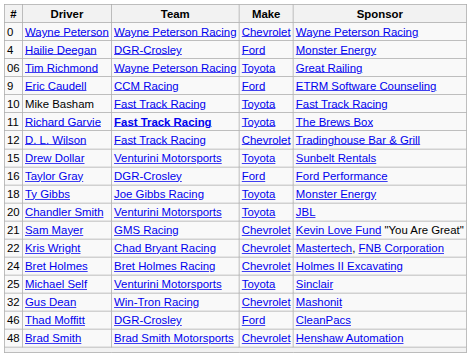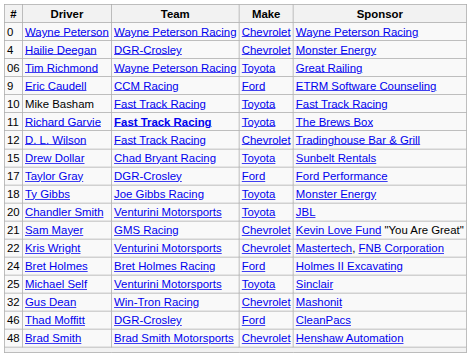(254, 50) Ford -> (266, 50) Chevrolet
(168, 158) Venturini Motorsports -> (165, 158) Chad Bryant Racing
(13, 176) 16 -> (13, 176) 17
(165, 248) Chad Bryant Racing -> (168, 248) Venturini Motorsports
(266, 266) Chevrolet -> (254, 266) Ford
